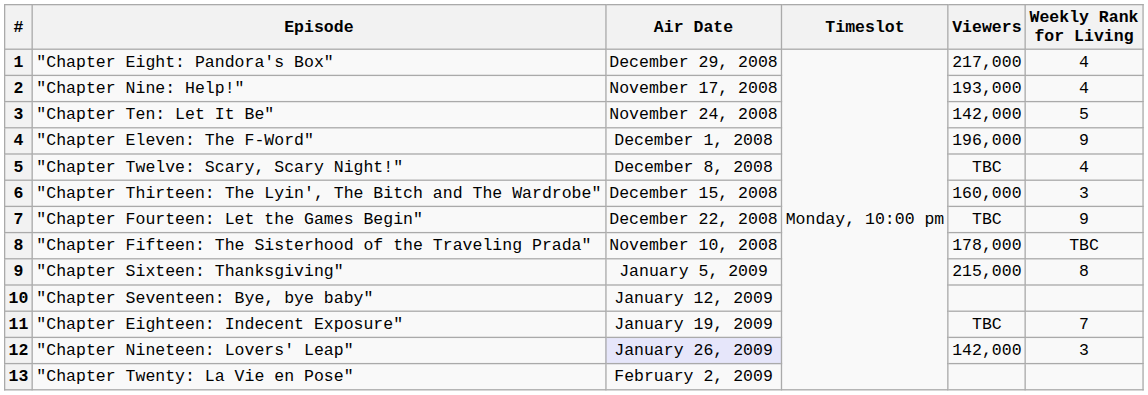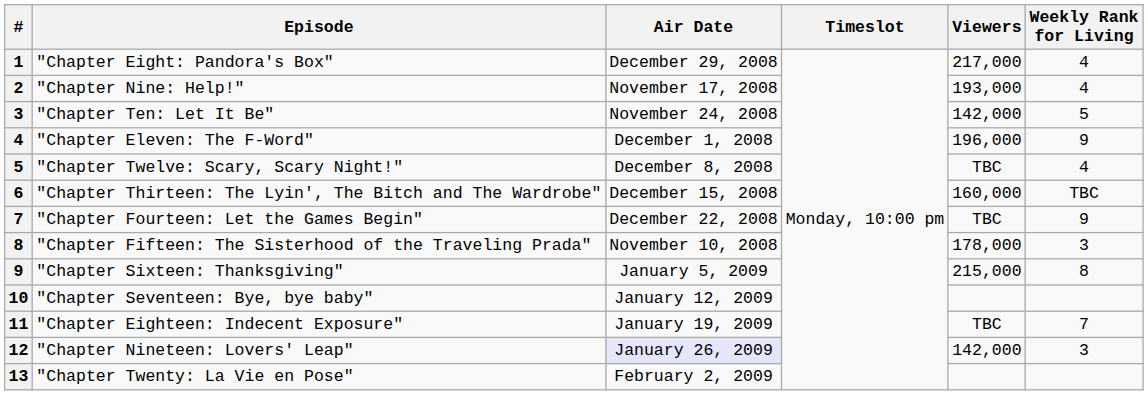(1084, 193) 3 -> (1084, 193) TBC
(1084, 246) TBC -> (1084, 246) 3
